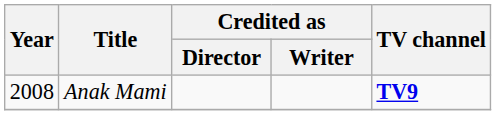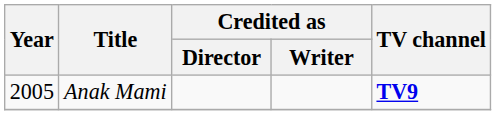(32, 92) 2008 -> (32, 92) 2005
